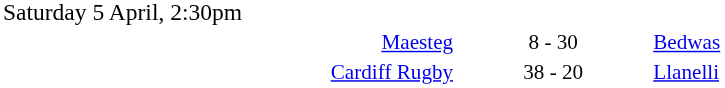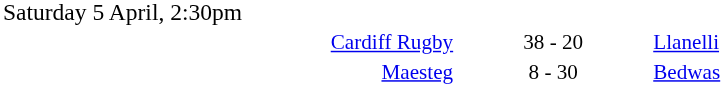rows swapped: (392, 71) <-> (417, 42)
